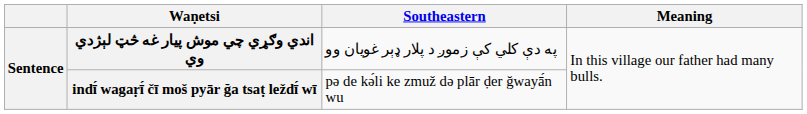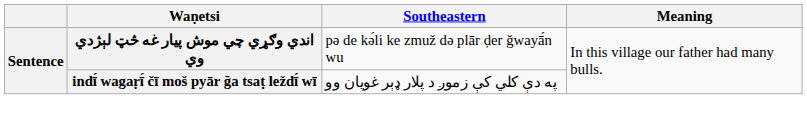(441, 49) په دې کلي کې زموږ د پلار ډېر غويان وو -> (439, 48) pə de kə́li ke zmuž də plār ḍer ğwayā́n wu
(439, 89) pə de kə́li ke zmuž də plār ḍer ğwayā́n wu -> (441, 82) په دې کلي کې زموږ د پلار ډېر غويان وو
